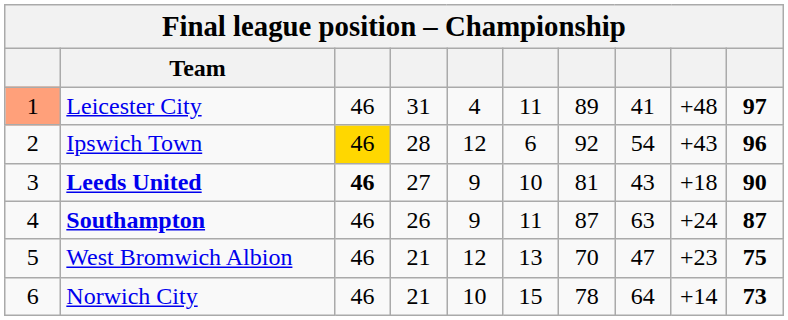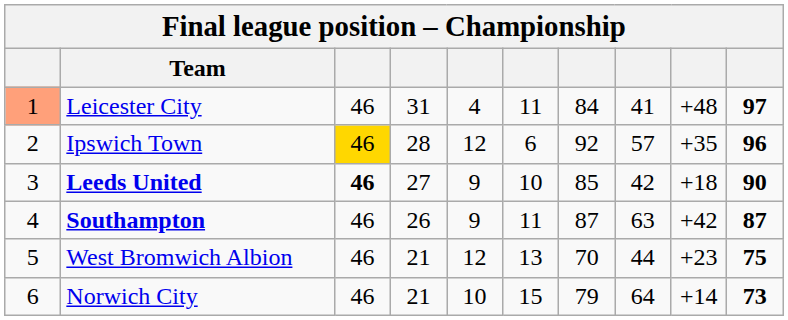(587, 105) 89 -> (587, 105) 84
(643, 143) 54 -> (643, 143) 57
(699, 143) +43 -> (699, 143) +35
(587, 181) 81 -> (587, 181) 85
(643, 181) 43 -> (643, 181) 42
(699, 219) +24 -> (699, 219) +42
(643, 257) 47 -> (643, 257) 44
(587, 295) 78 -> (587, 295) 79
